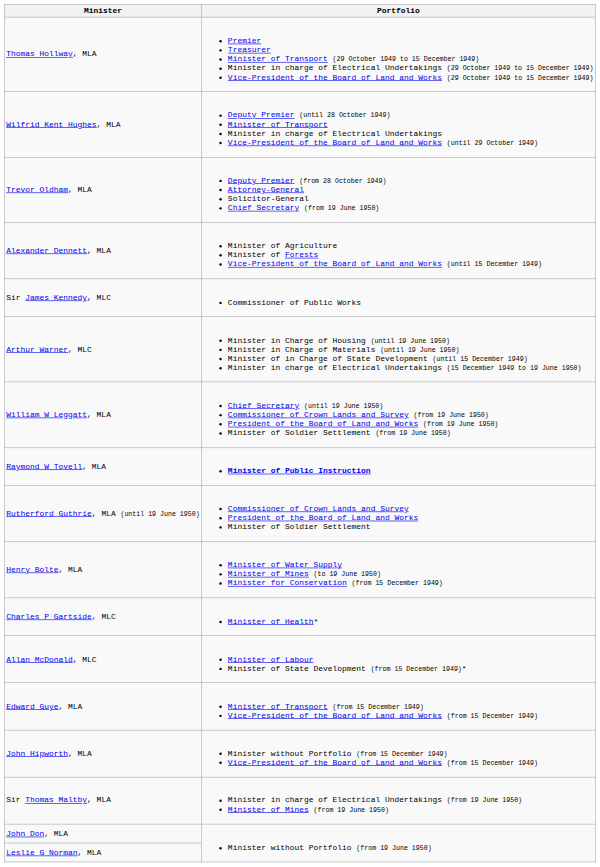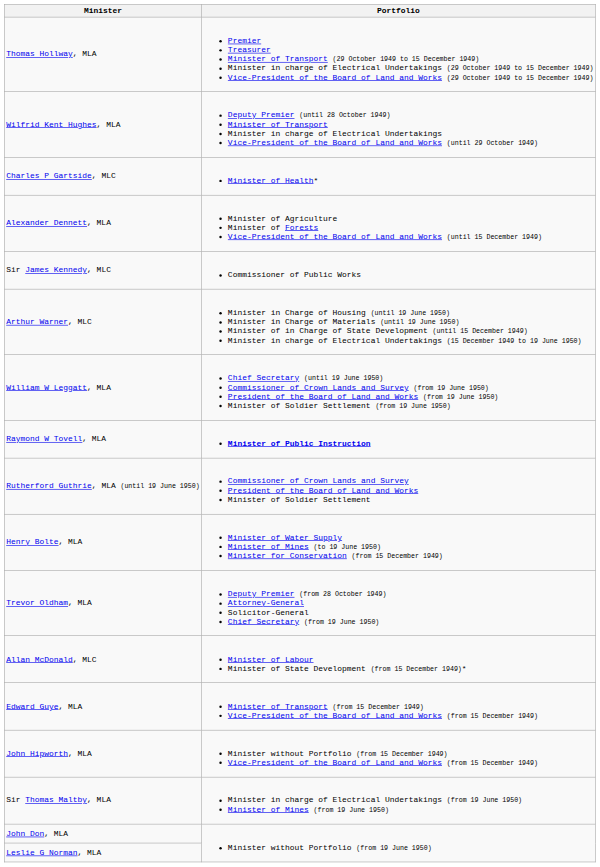rows swapped: (49, 190) <-> (61, 617)
